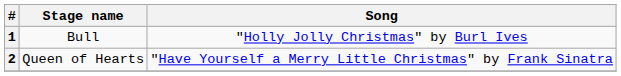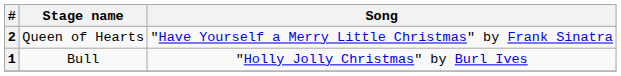rows swapped: (12, 38) <-> (12, 60)
